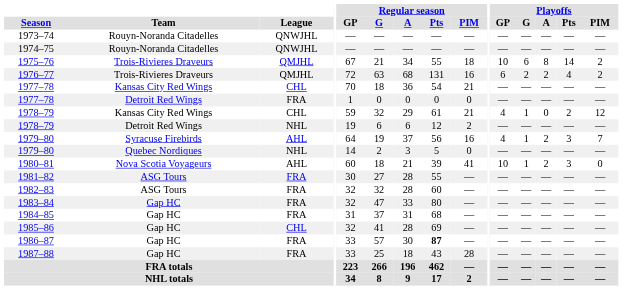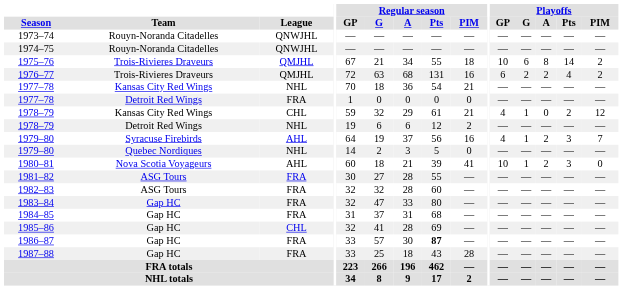(296, 87) CHL -> (296, 87) NHL
